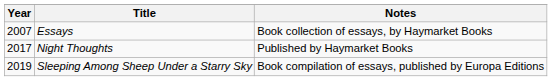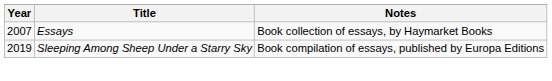- row: (75, 48)
